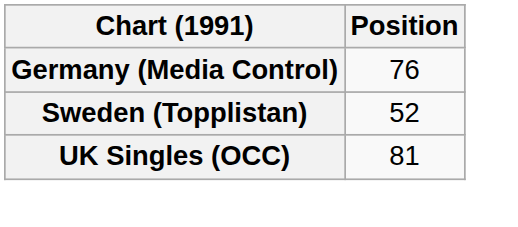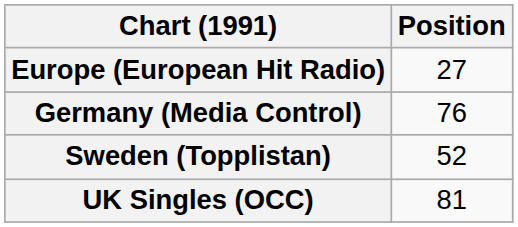+ row: (198, 69)
